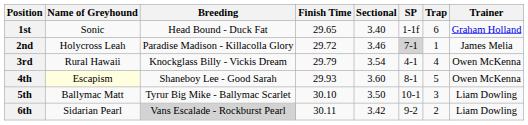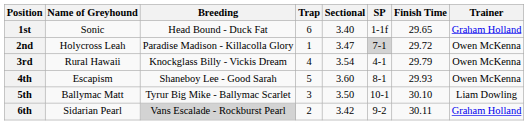columns swapped: (436, 12) <-> (325, 12)
(376, 45) 3.46 -> (345, 45) 3.47
(487, 45) James Melia -> (487, 45) Owen McKenna
(93, 78) lightyellow background -> (93, 78) no background
(487, 111) Liam Dowling -> (487, 111) Graham Holland
